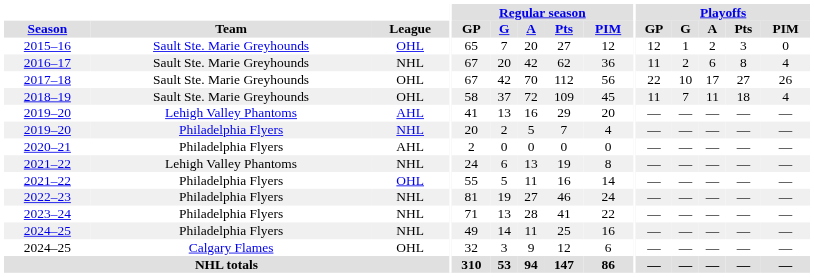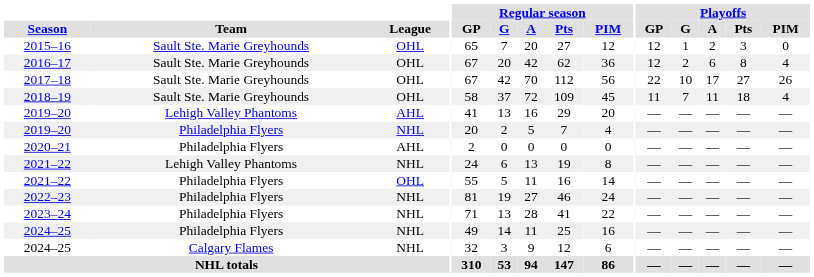(410, 62) NHL -> (410, 62) OHL
(654, 62) 11 -> (654, 62) 12
(410, 247) OHL -> (410, 247) NHL
